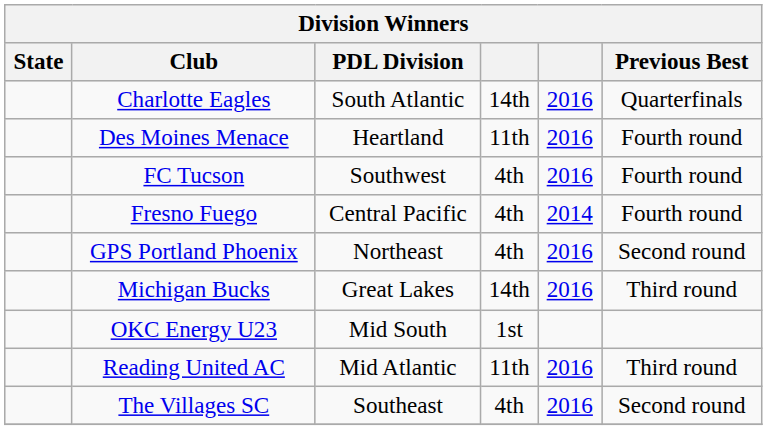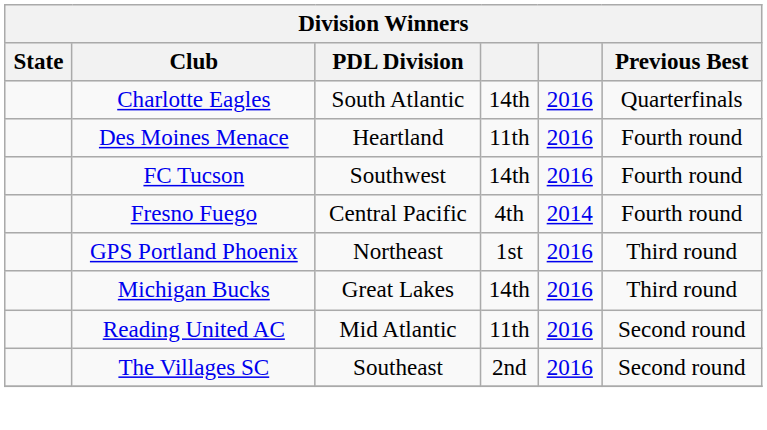(509, 176) 4th -> (509, 176) 14th
(509, 252) 4th -> (509, 252) 1st
(682, 252) Second round -> (682, 252) Third round
- row: (194, 328)
(682, 366) Third round -> (682, 328) Second round
(509, 404) 4th -> (509, 366) 2nd
